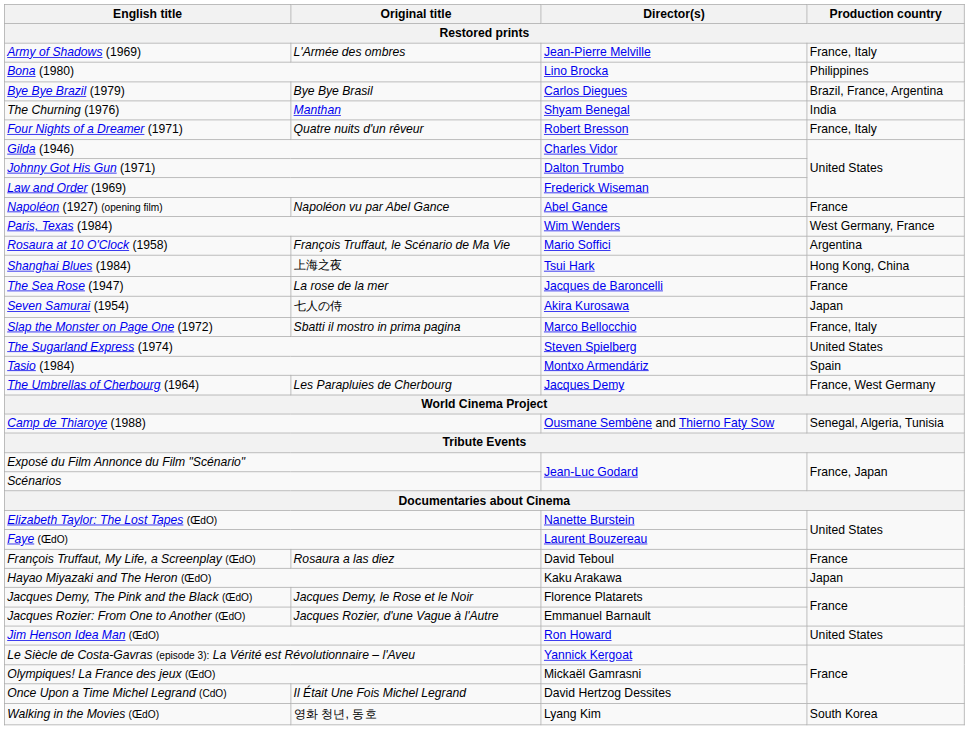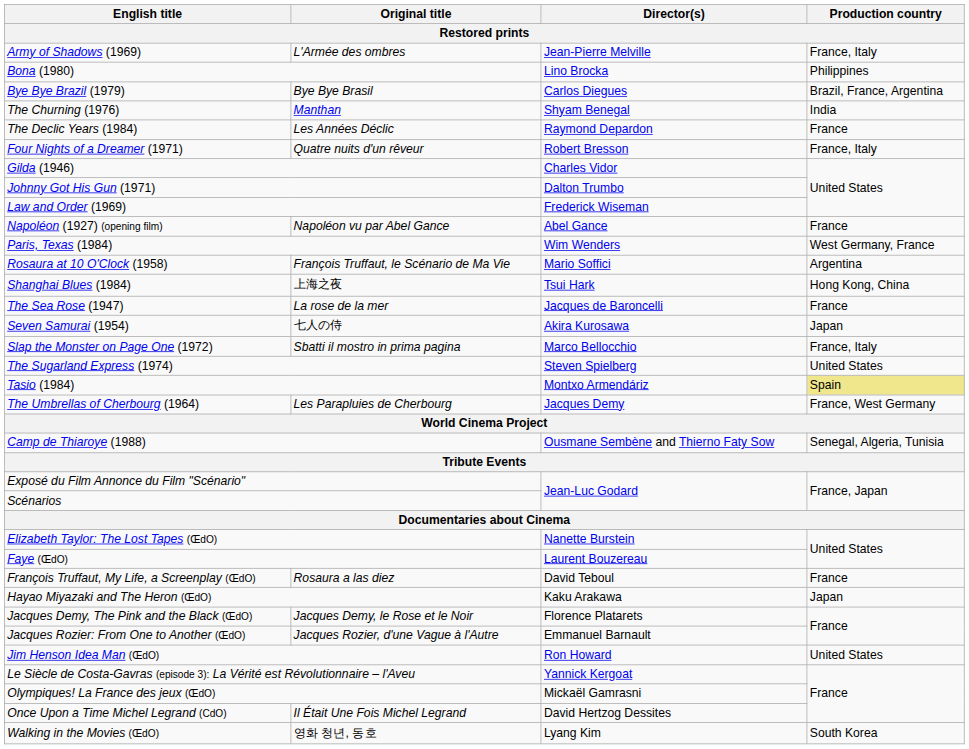+ row: (72, 129)
(825, 365) no background -> (825, 385) khaki background
